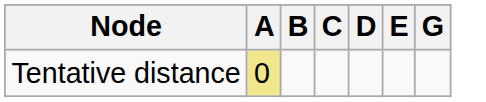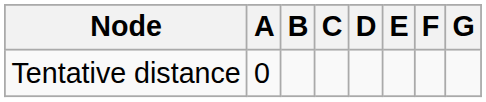+ column: (431, 27)
(262, 72) khaki background -> (262, 72) no background
